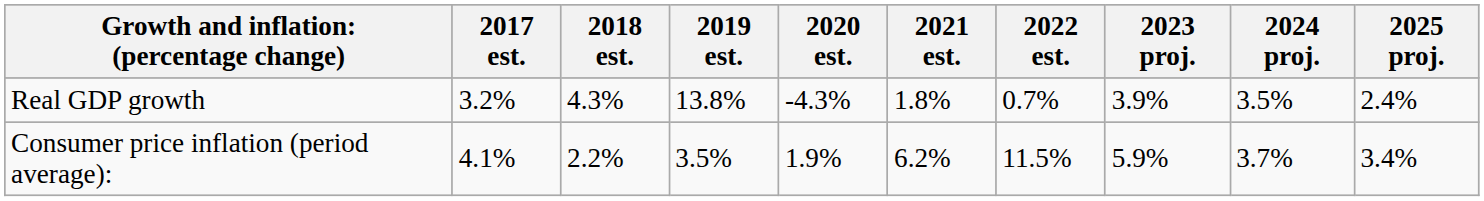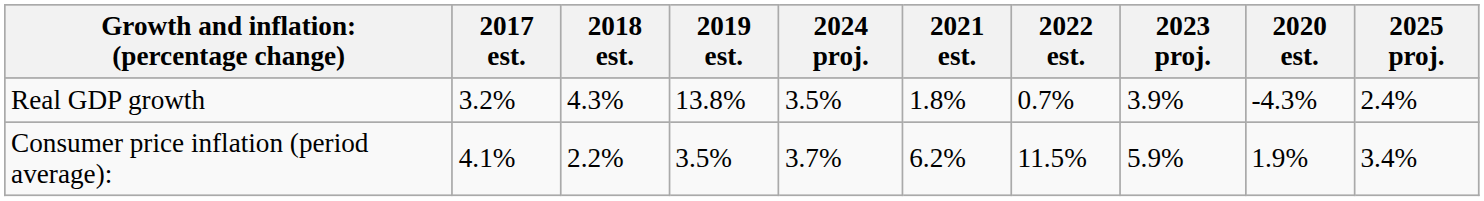columns swapped: (833, 41) <-> (1292, 41)
